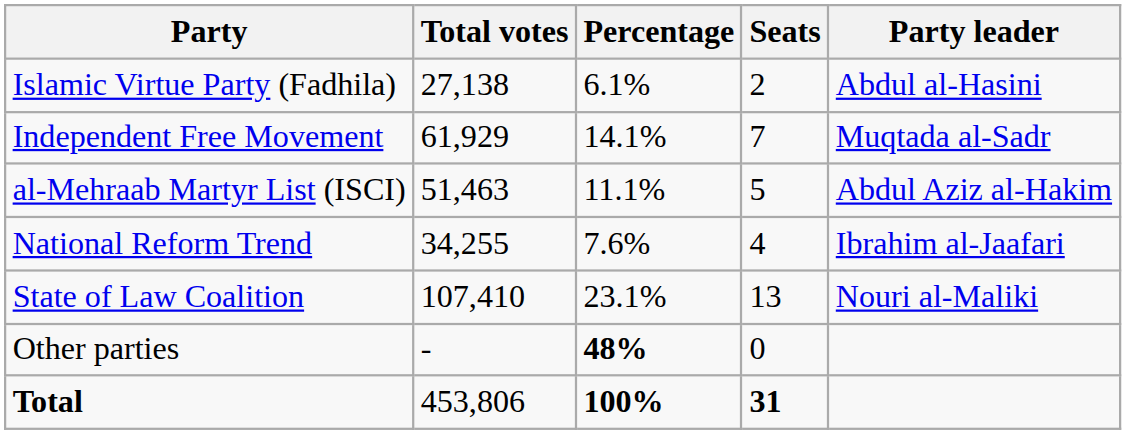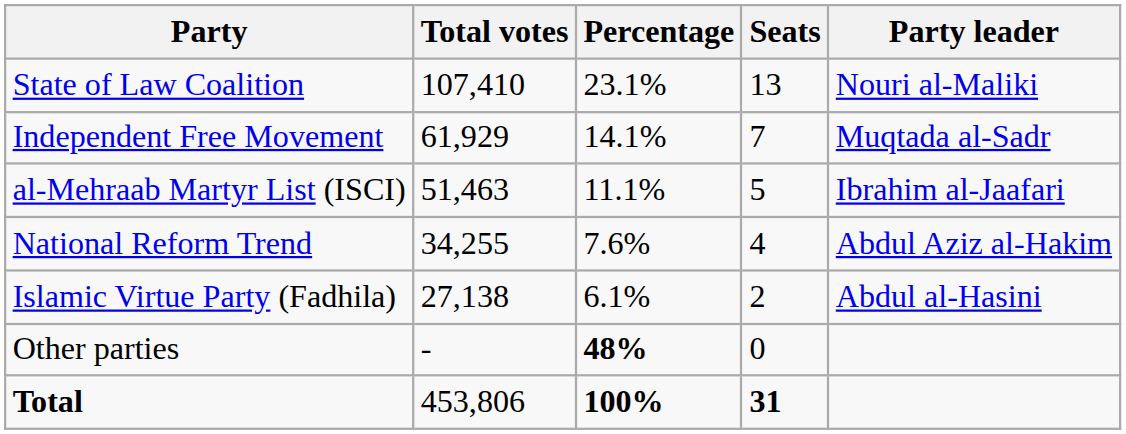rows swapped: (158, 296) <-> (204, 84)
(974, 190) Abdul Aziz al-Hakim -> (950, 190) Ibrahim al-Jaafari
(950, 243) Ibrahim al-Jaafari -> (974, 243) Abdul Aziz al-Hakim
